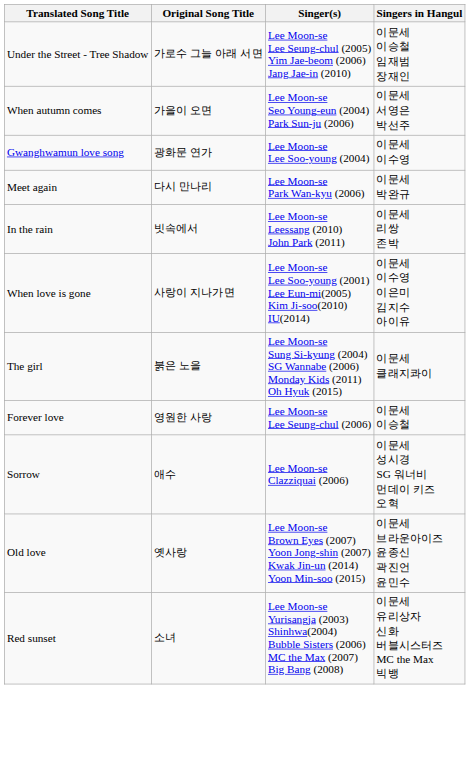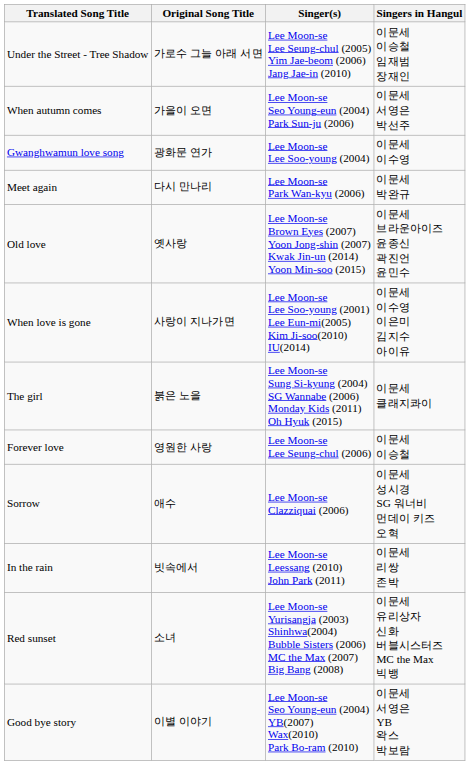rows swapped: (30, 229) <-> (26, 553)
+ row: (41, 722)
